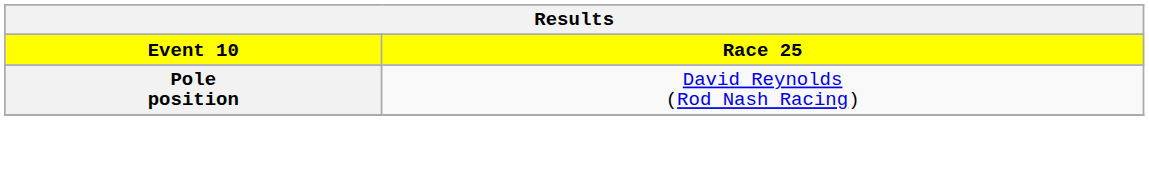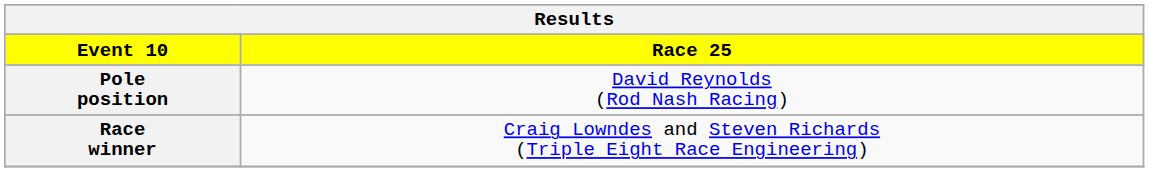+ row: (123, 141)
